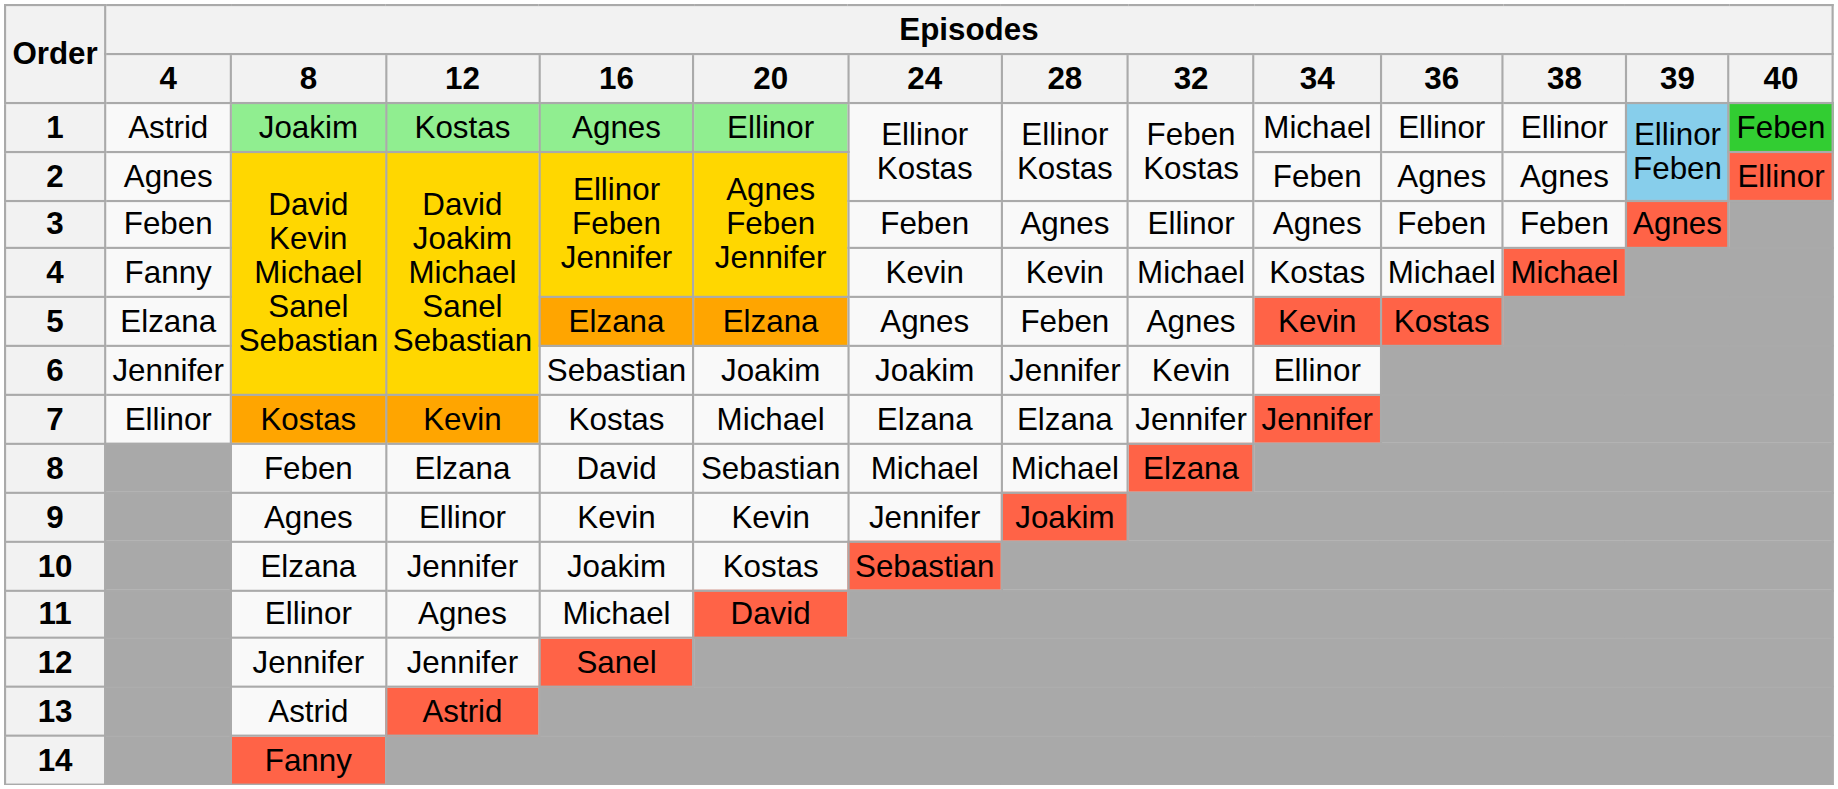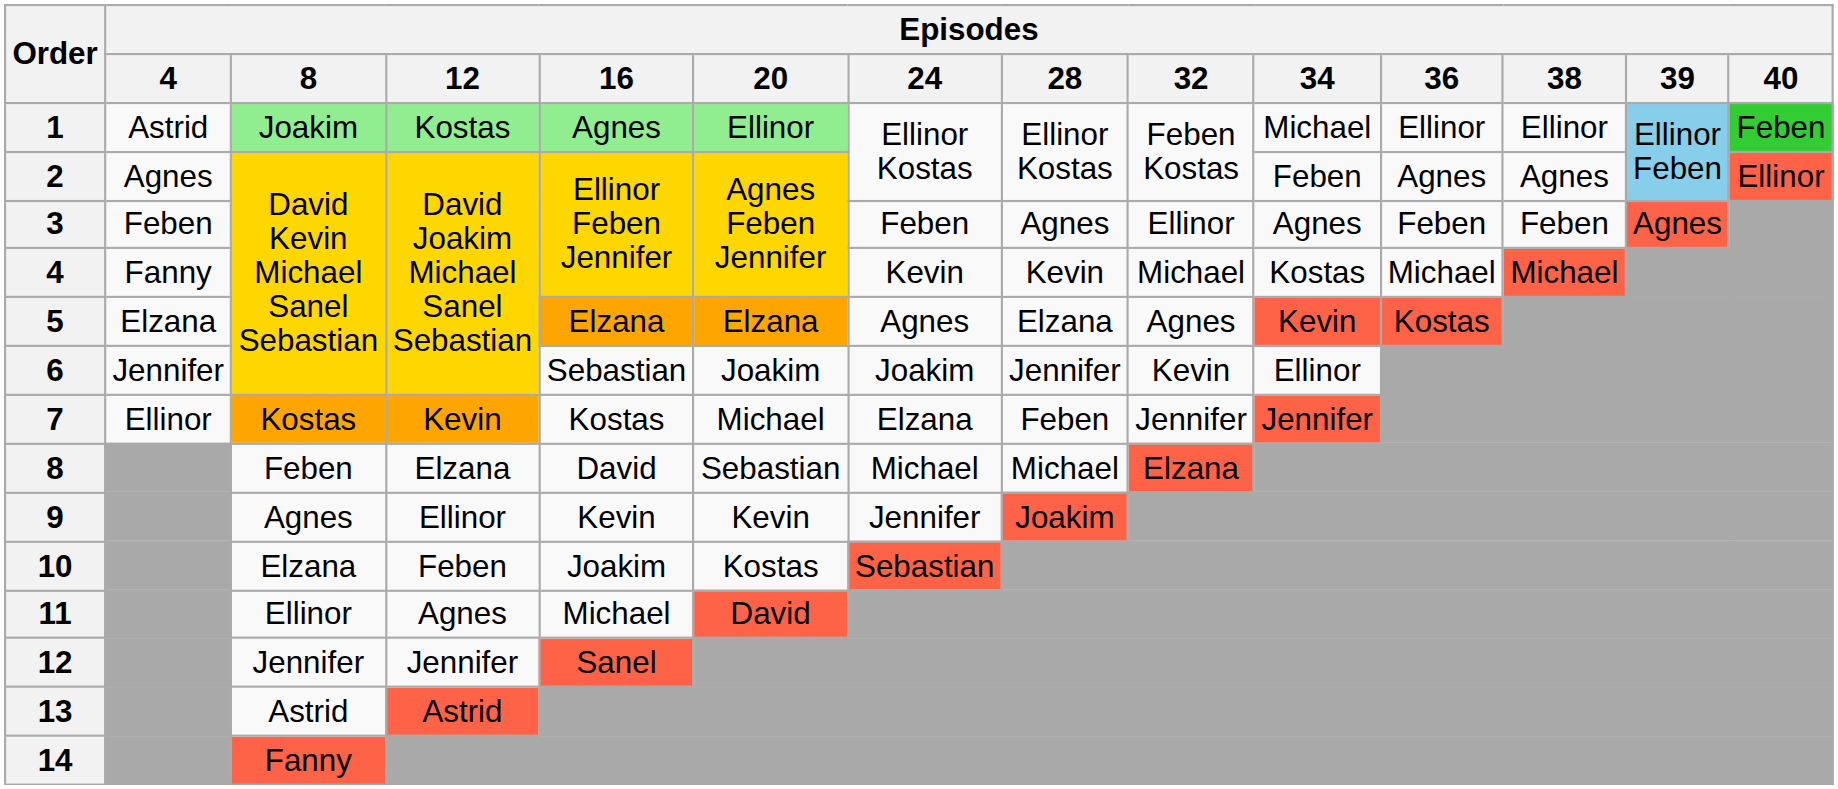(1065, 321) Feben -> (1065, 321) Elzana
(1065, 419) Elzana -> (1065, 419) Feben
(462, 565) Jennifer -> (462, 565) Feben
